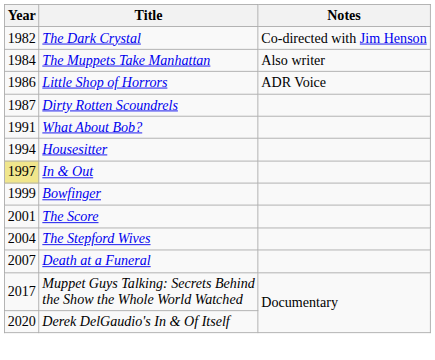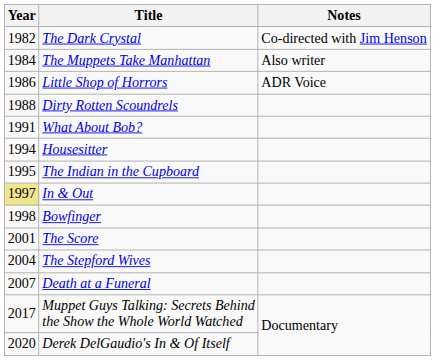(22, 104) 1987 -> (22, 104) 1988
+ row: (121, 171)
(22, 194) 1999 -> (22, 216) 1998
